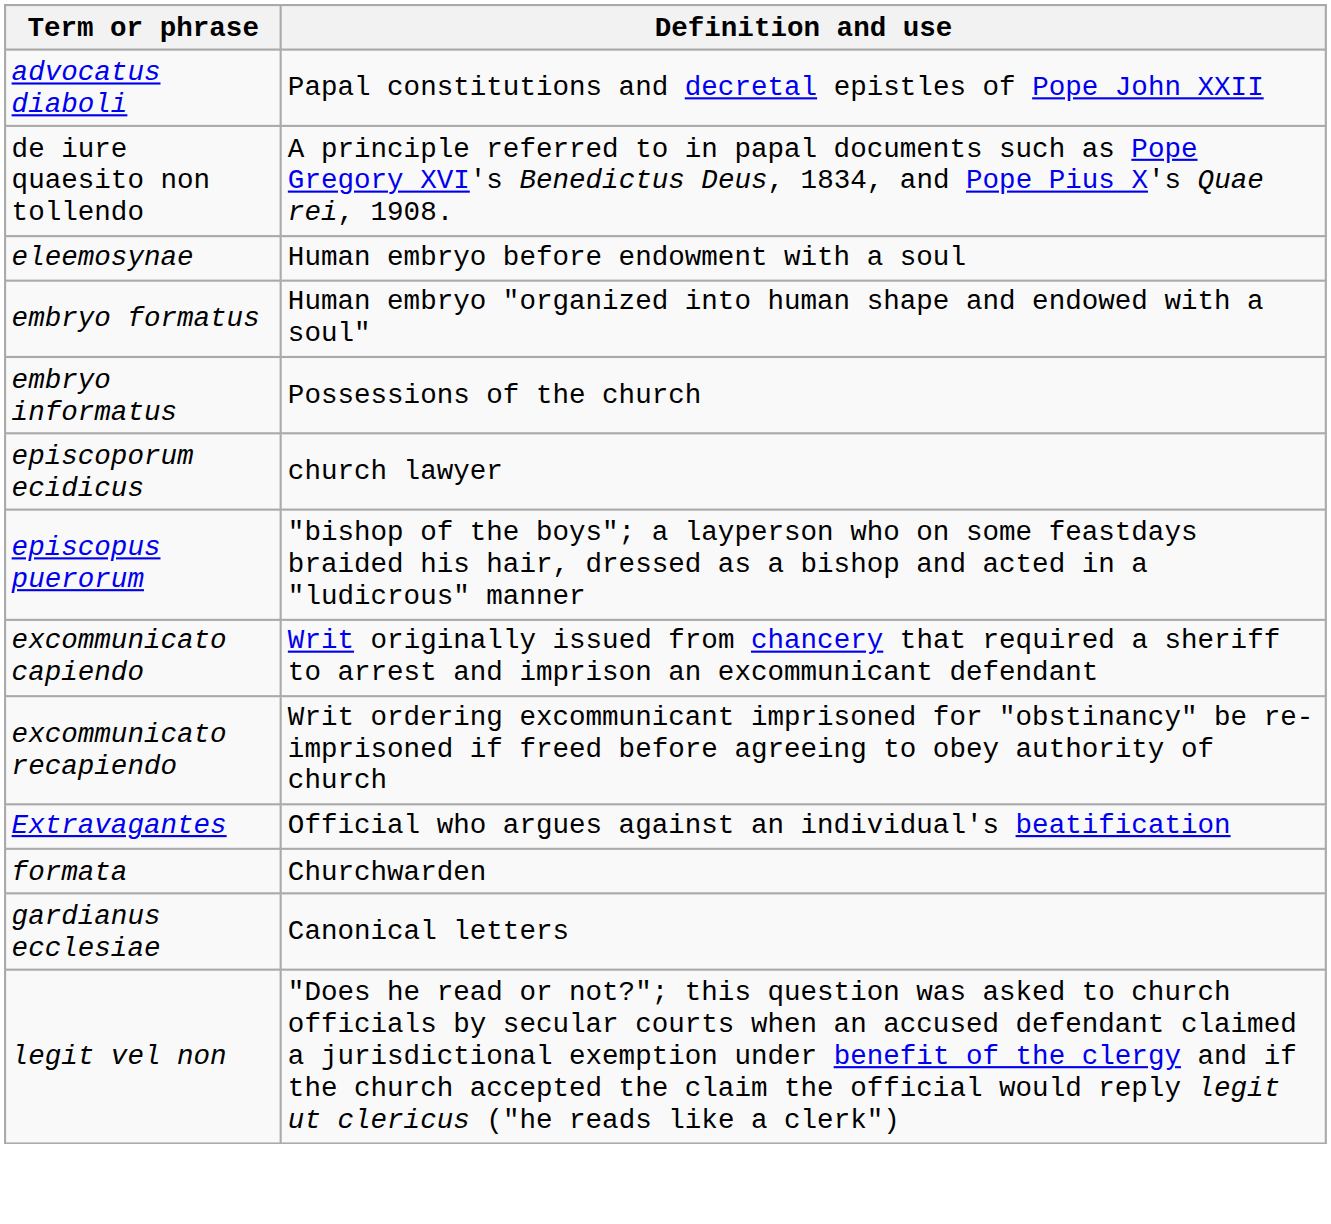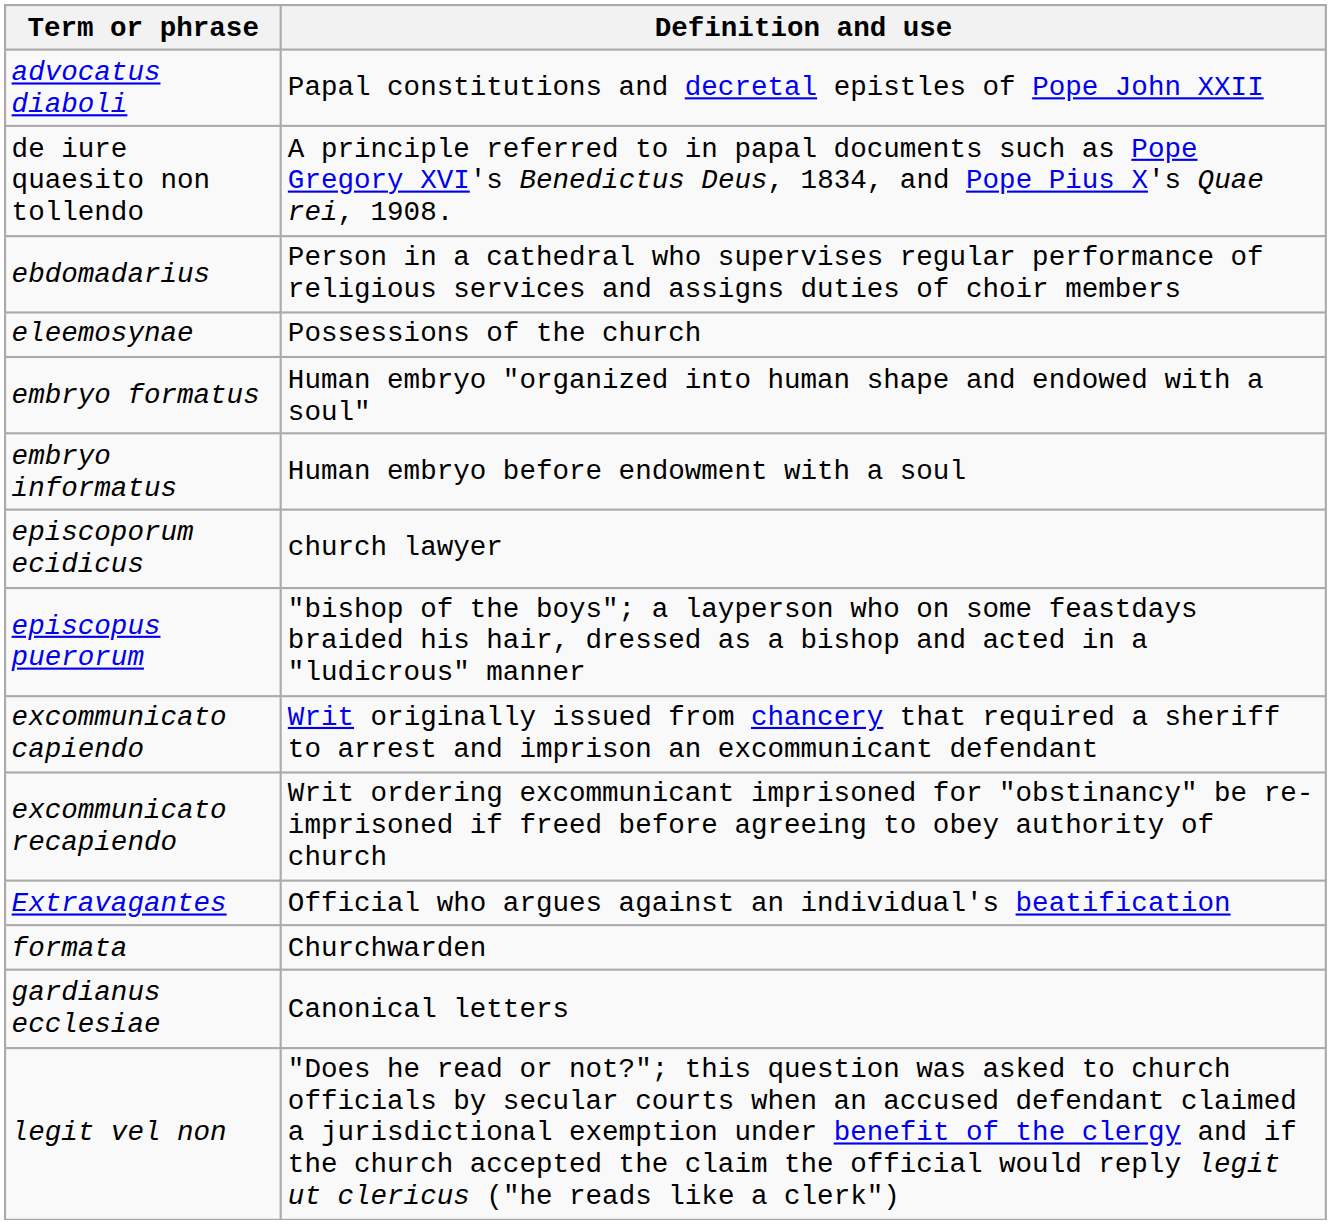+ row: (111, 274)
(627, 258) Human embryo before endowment with a soul -> (495, 334) Possessions of the church
(495, 395) Possessions of the church -> (627, 472) Human embryo before endowment with a soul
